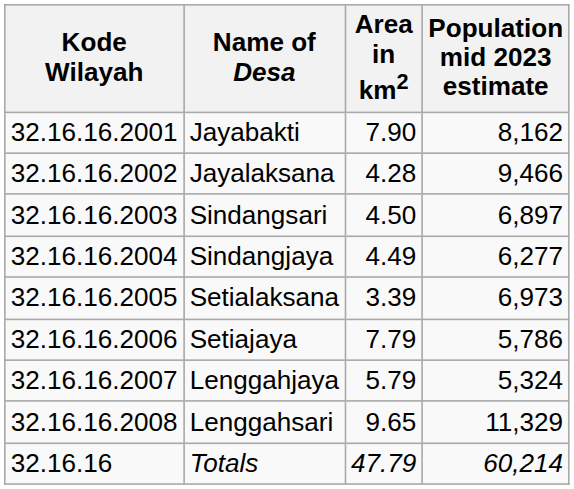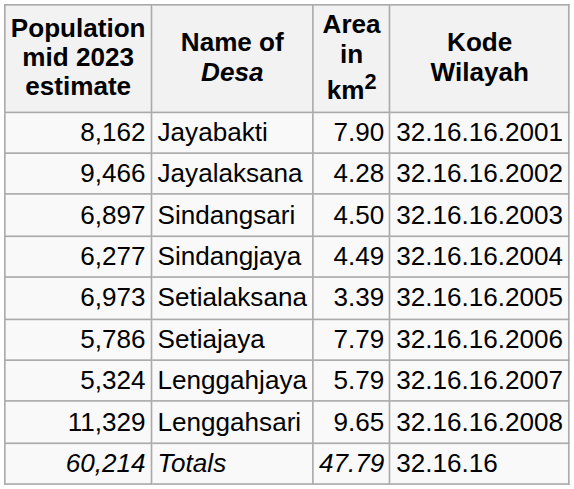columns swapped: (94, 58) <-> (496, 58)
